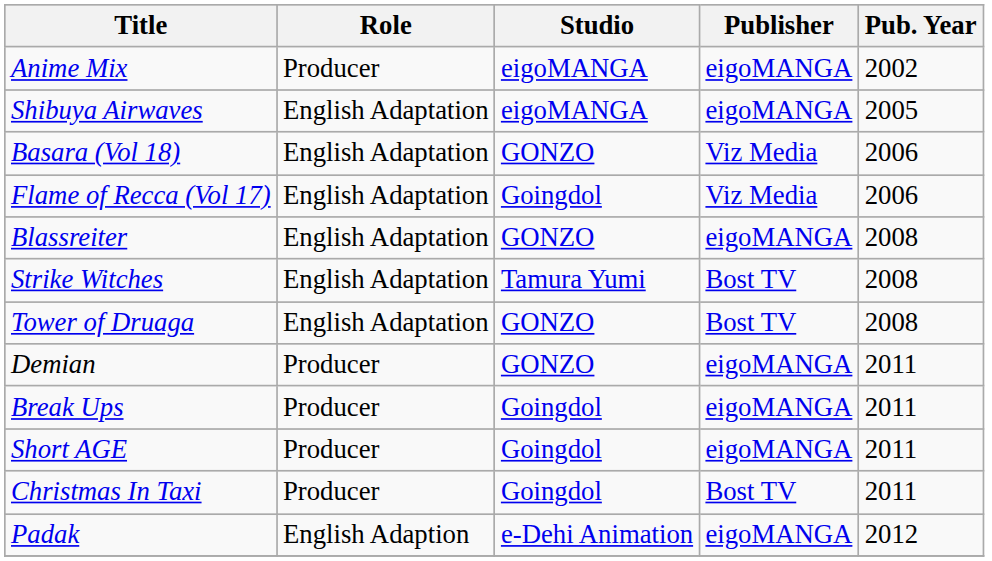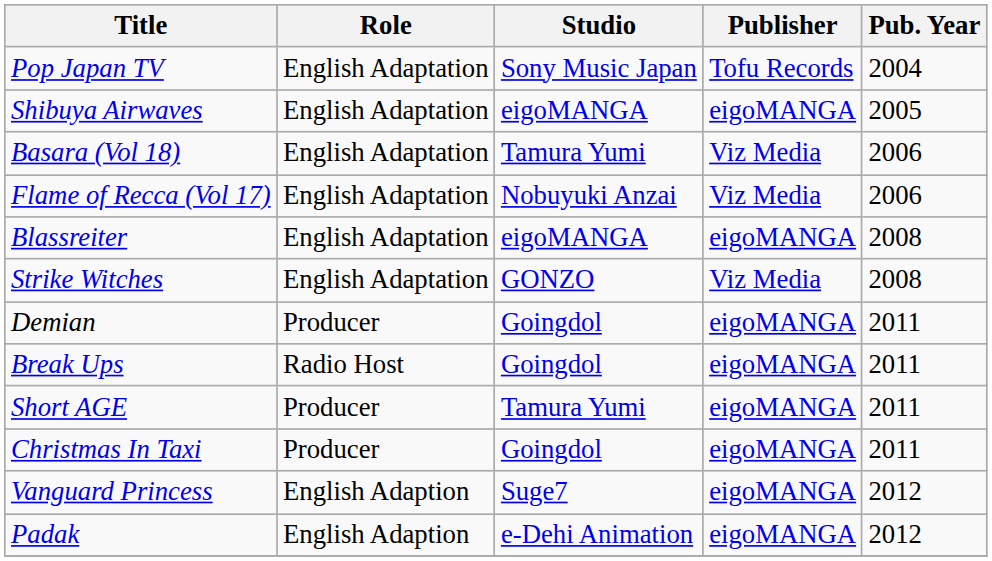- row: (69, 68)
+ row: (87, 68)
(548, 152) GONZO -> (573, 152) Tamura Yumi
(551, 195) Goingdol -> (589, 195) Nobuyuki Anzai
(548, 237) GONZO -> (574, 237) eigoMANGA
(573, 279) Tamura Yumi -> (548, 279) GONZO
(751, 279) Bost TV -> (765, 279) Viz Media
- row: (103, 322)
(548, 364) GONZO -> (551, 322) Goingdol
(331, 407) Producer -> (343, 364) Radio Host
(551, 449) Goingdol -> (573, 407) Tamura Yumi
(751, 491) Bost TV -> (783, 449) eigoMANGA
+ row: (112, 491)
